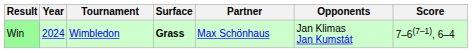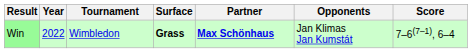(53, 34) 2024 -> (53, 34) 2022
(233, 34) normal -> (236, 34) bold
